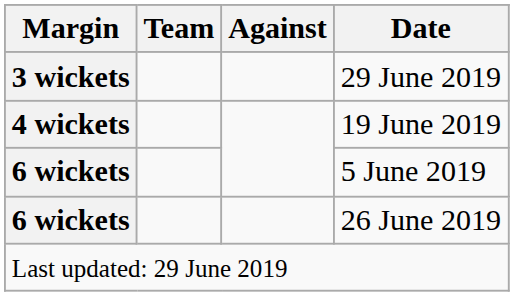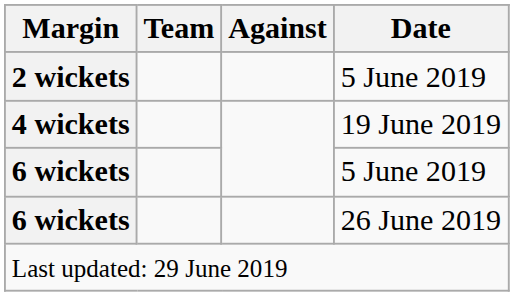+ row: (71, 76)
- row: (71, 76)
